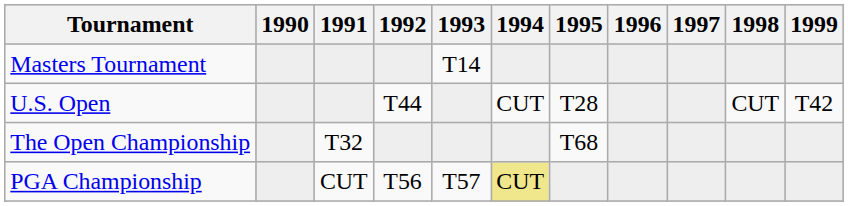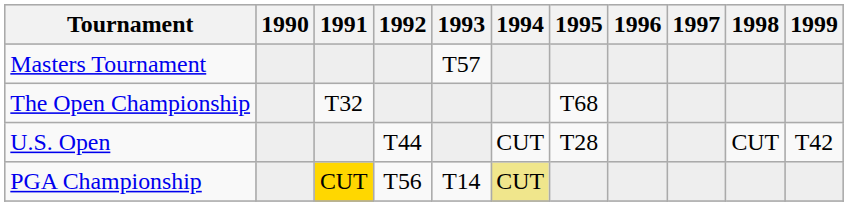(461, 63) T14 -> (461, 63) T57
rows swapped: (60, 103) <-> (130, 142)
(344, 181) no background -> (344, 181) gold background
(461, 181) T57 -> (461, 181) T14
